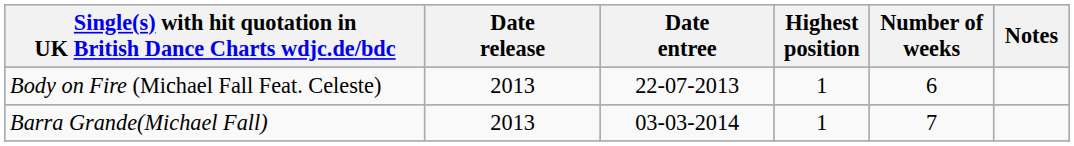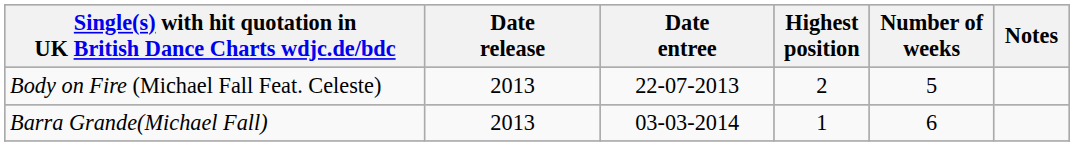(822, 85) 1 -> (822, 85) 2
(932, 85) 6 -> (932, 85) 5
(932, 122) 7 -> (932, 122) 6
